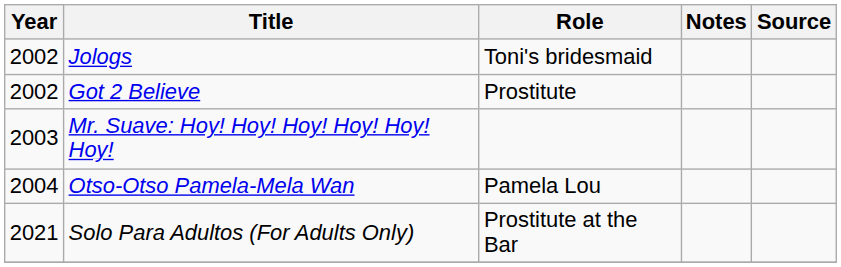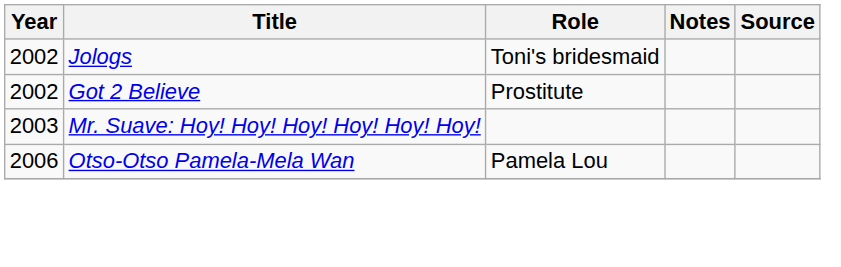(34, 185) 2004 -> (34, 160) 2006
- row: (241, 232)
